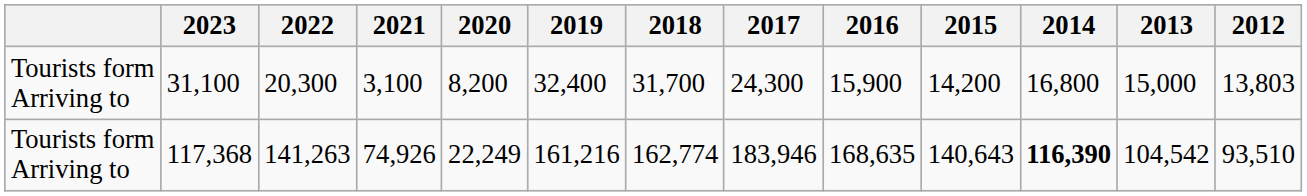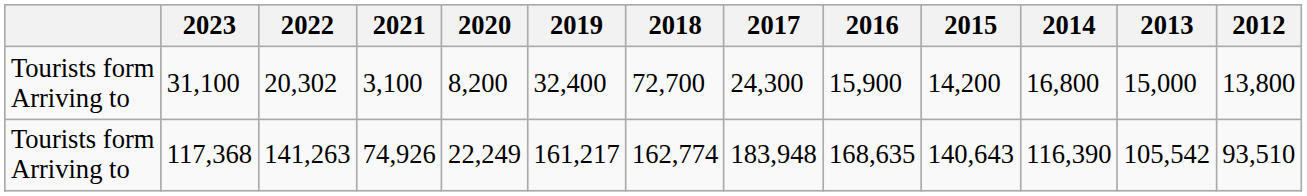(301, 82) 20,300 -> (301, 82) 20,302
(668, 82) 31,700 -> (668, 82) 72,700
(1258, 82) 13,803 -> (1259, 82) 13,800
(577, 154) 161,216 -> (577, 154) 161,217
(774, 154) 183,946 -> (774, 154) 183,948
(1069, 154) bold -> (1069, 154) normal
(1166, 154) 104,542 -> (1167, 154) 105,542
